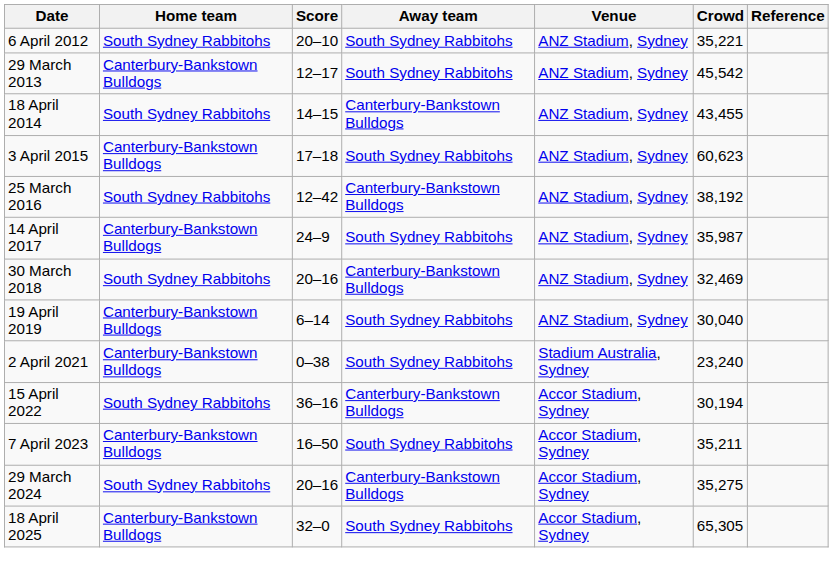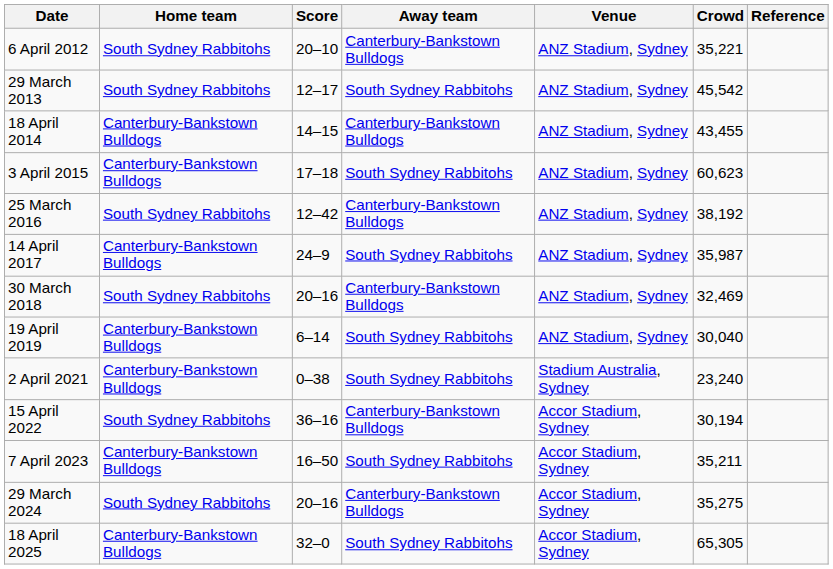(429, 40) South Sydney Rabbitohs -> (423, 49) Canterbury-Bankstown Bulldogs
(180, 73) Canterbury-Bankstown Bulldogs -> (187, 90) South Sydney Rabbitohs
(187, 114) South Sydney Rabbitohs -> (180, 131) Canterbury-Bankstown Bulldogs
